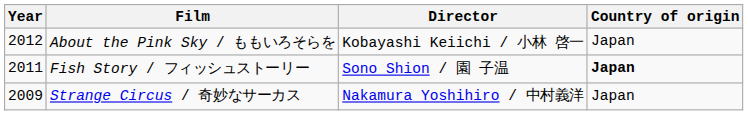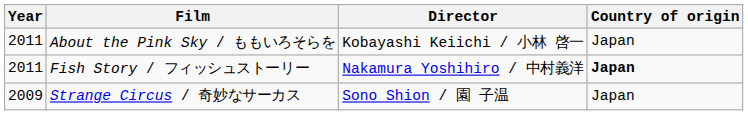(26, 42) 2012 -> (26, 42) 2011
(425, 69) Sono Shion / 園 子温 -> (463, 69) Nakamura Yoshihiro / 中村義洋
(463, 97) Nakamura Yoshihiro / 中村義洋 -> (425, 97) Sono Shion / 園 子温
